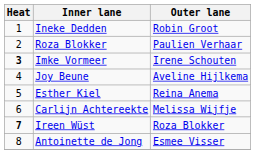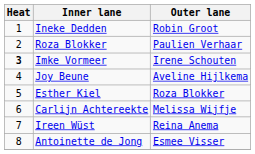(186, 93) Reina Anema -> (189, 93) Roza Blokker
(19, 125) bold -> (19, 125) normal
(189, 125) Roza Blokker -> (186, 125) Reina Anema
